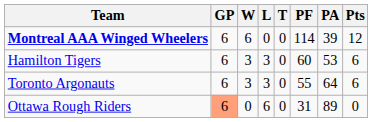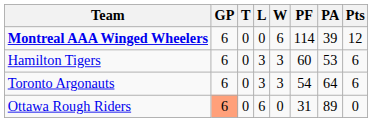columns swapped: (248, 15) <-> (283, 15)
(304, 83) 55 -> (304, 83) 54
